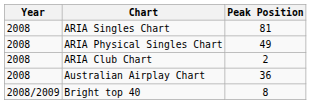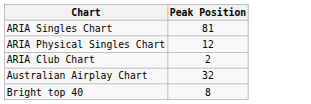- column: (33, 12)
(265, 44) 49 -> (208, 44) 12
(265, 76) 36 -> (208, 76) 32
